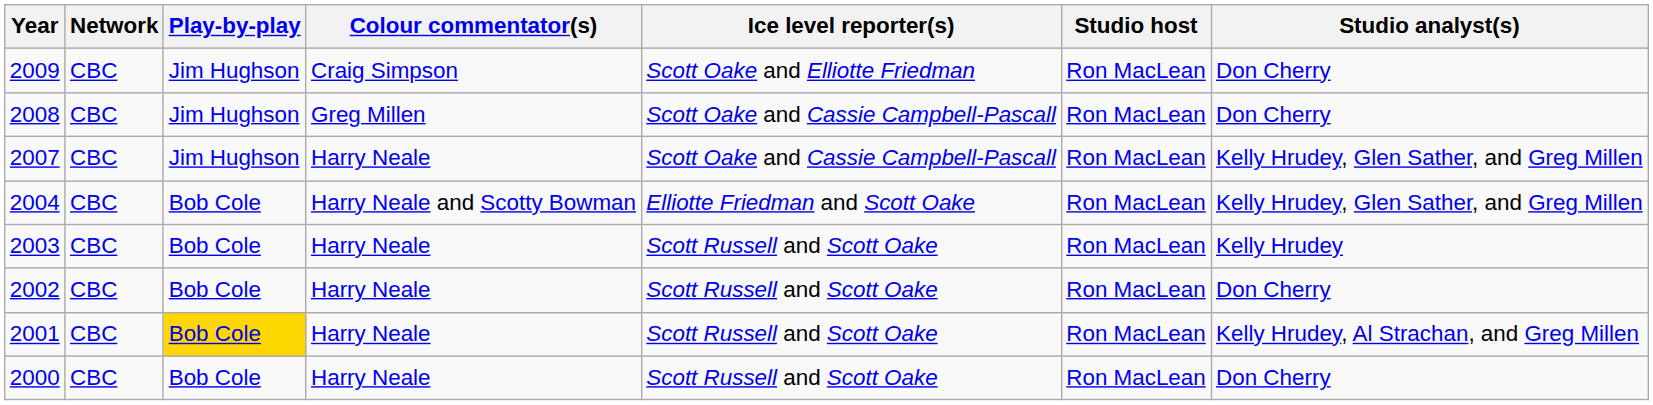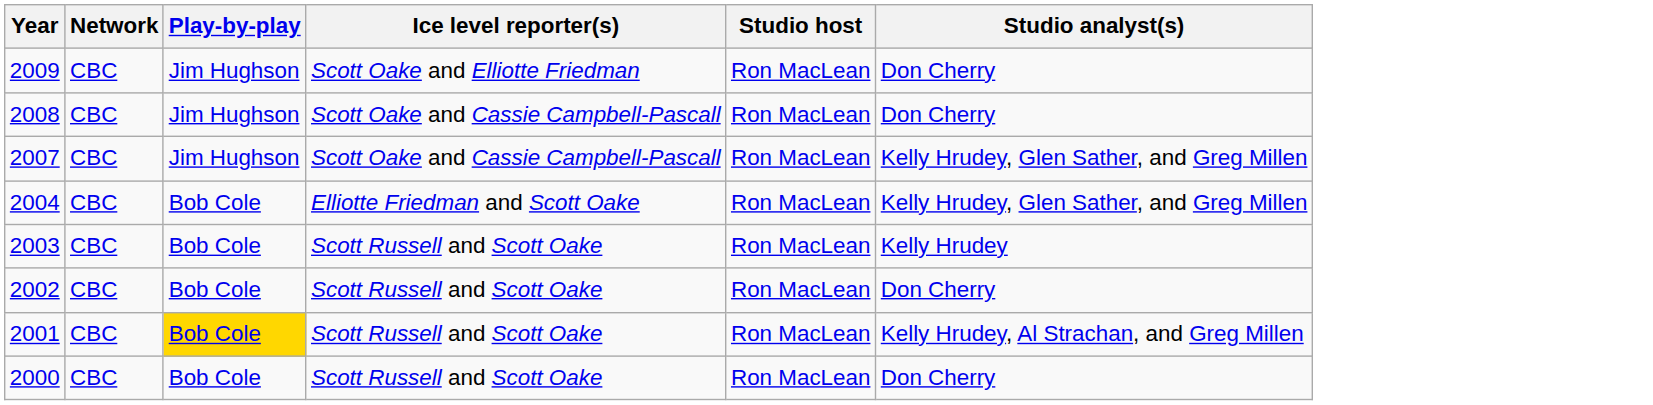- column: (473, 26)
